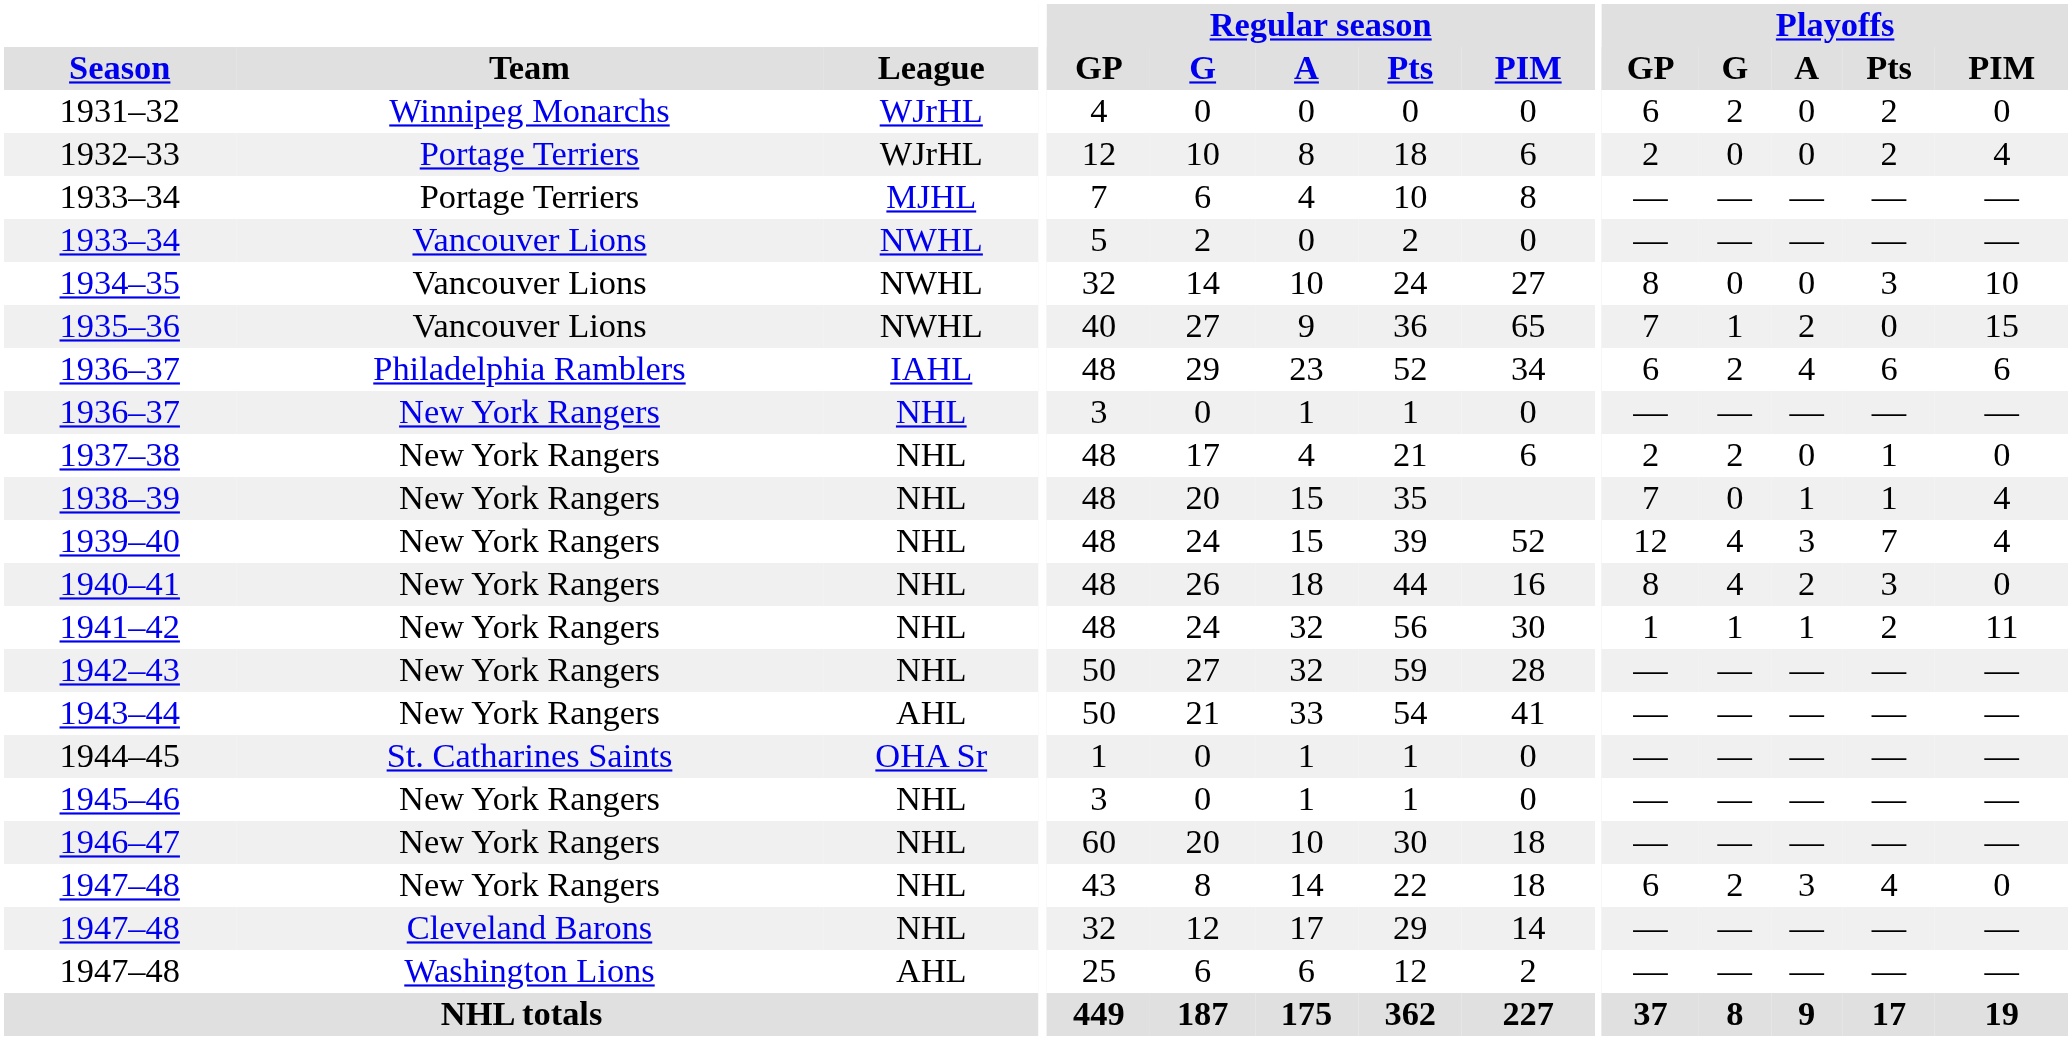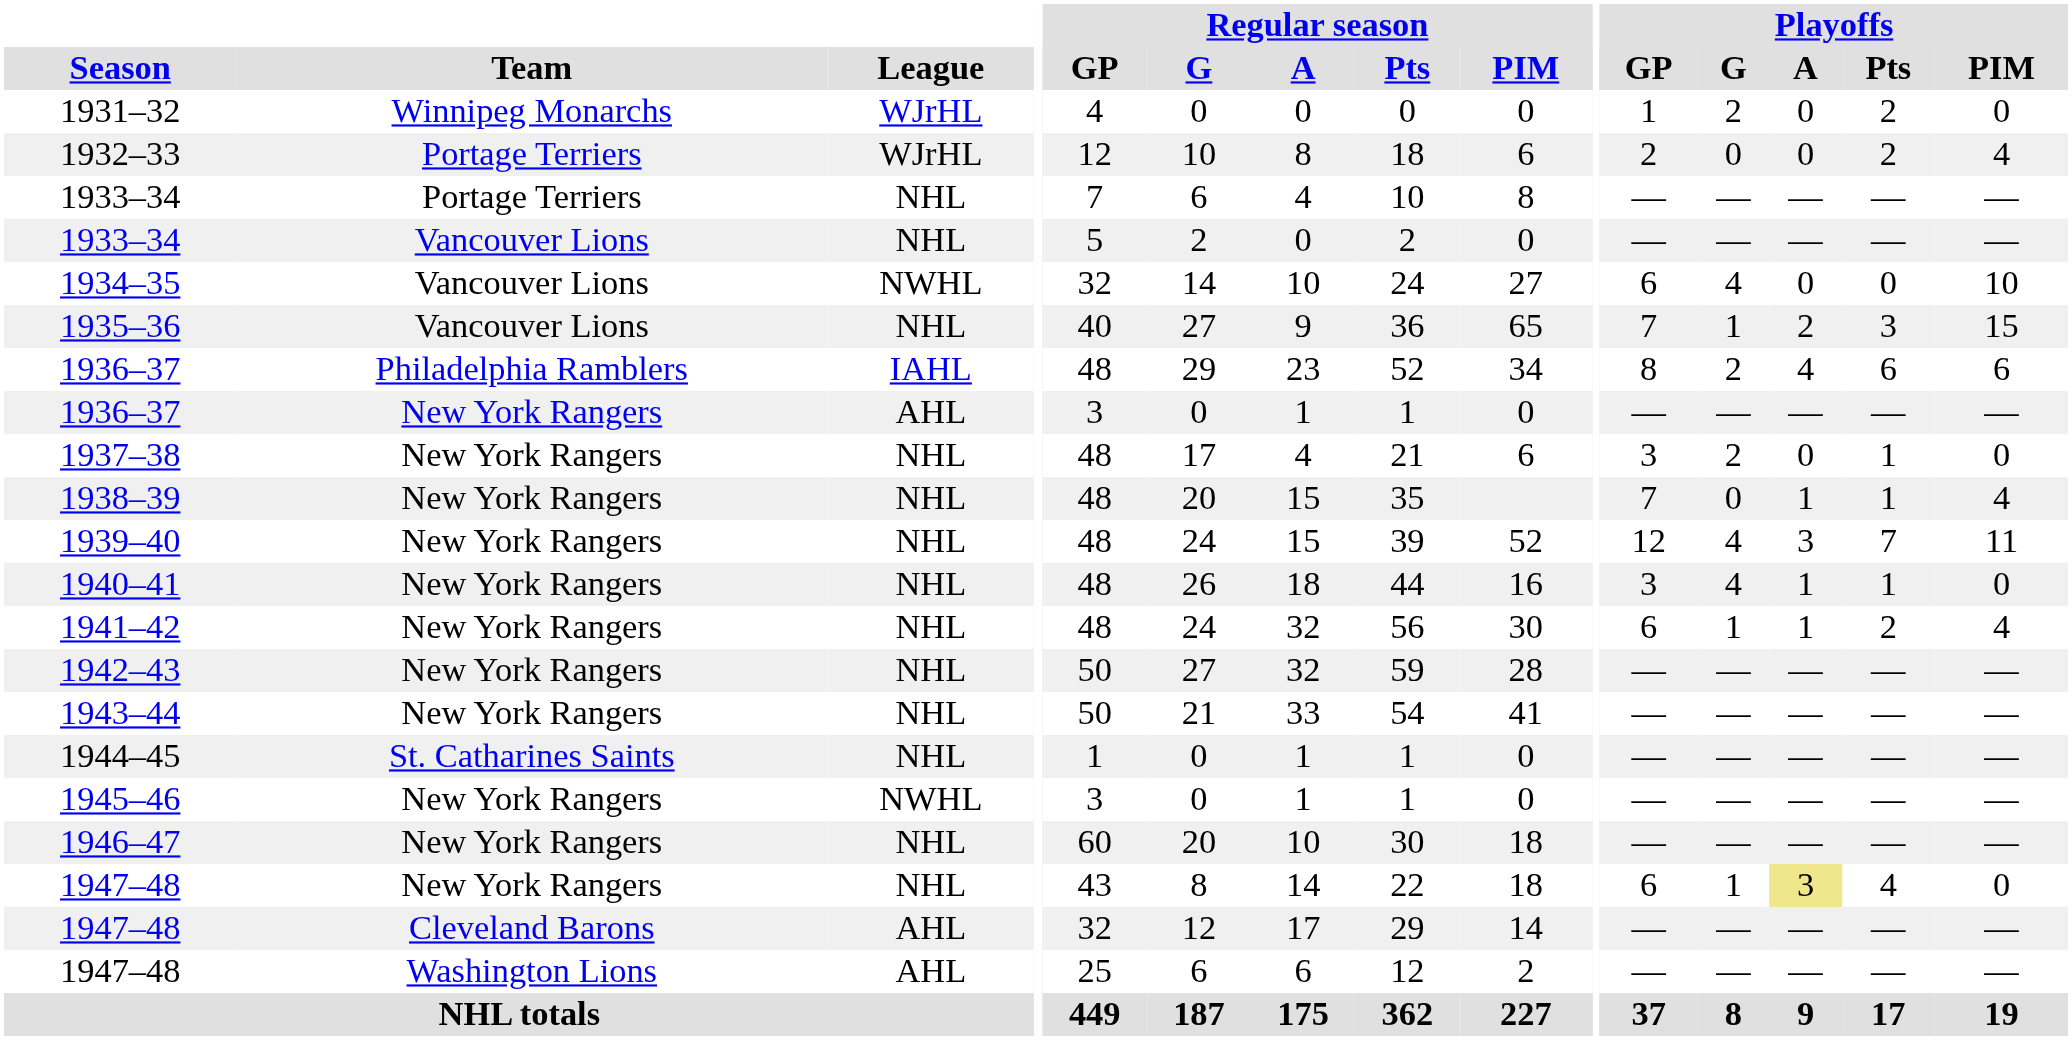(1651, 110) 6 -> (1649, 110) 1
(931, 196) MJHL -> (931, 196) NHL
(931, 239) NWHL -> (931, 239) NHL
(1651, 282) 8 -> (1649, 282) 6
(1735, 282) 0 -> (1733, 282) 4
(1889, 282) 3 -> (1888, 282) 0
(931, 325) NWHL -> (931, 325) NHL
(1889, 325) 0 -> (1888, 325) 3
(1651, 368) 6 -> (1649, 368) 8
(931, 411) NHL -> (931, 411) AHL
(1651, 454) 2 -> (1649, 454) 3
(2002, 540) 4 -> (2002, 540) 11
(1651, 583) 8 -> (1649, 583) 3
(1807, 583) 2 -> (1805, 583) 1
(1889, 583) 3 -> (1888, 583) 1
(1651, 626) 1 -> (1649, 626) 6
(2002, 626) 11 -> (2002, 626) 4
(931, 712) AHL -> (931, 712) NHL
(931, 755) OHA Sr -> (931, 755) NHL
(931, 798) NHL -> (931, 798) NWHL
(1735, 884) 2 -> (1733, 884) 1
(1807, 884) no background -> (1805, 884) khaki background
(931, 927) NHL -> (931, 927) AHL
